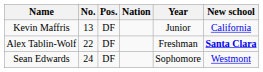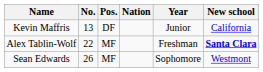(109, 43) DF -> (109, 43) MF
(88, 59) 24 -> (88, 59) 26
(109, 59) DF -> (109, 59) MF
